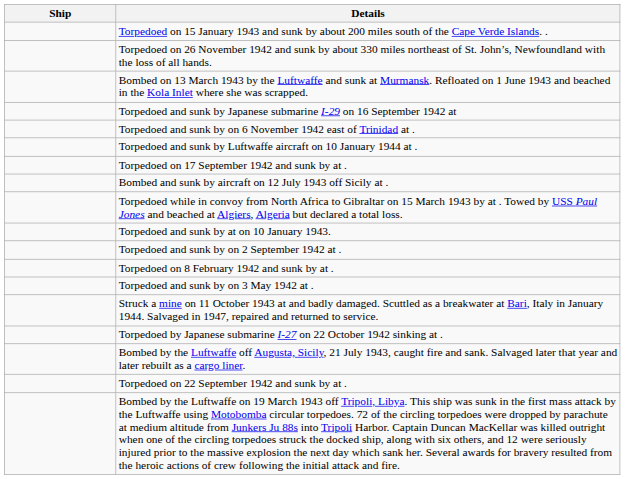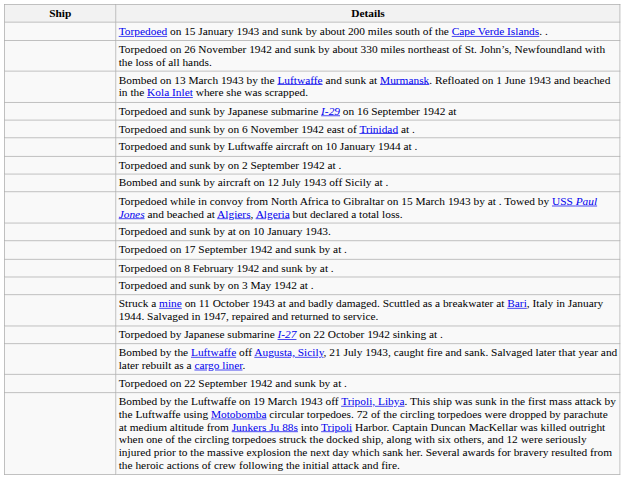rows swapped: (230, 250) <-> (233, 165)
